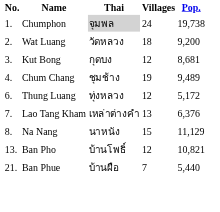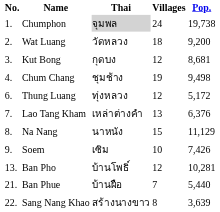(189, 77) 9,489 -> (199, 77) 9,498
+ row: (33, 149)
(191, 149) 10,821 -> (202, 167) 10,281
+ row: (56, 203)
